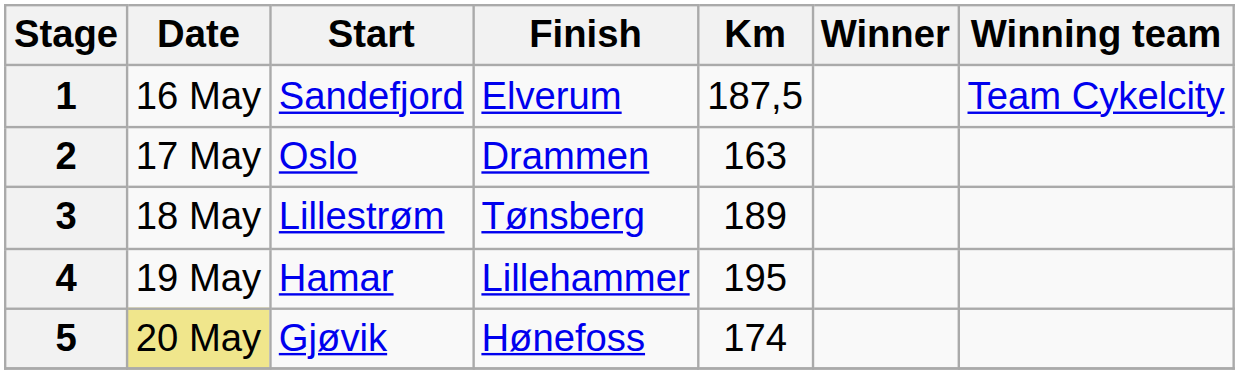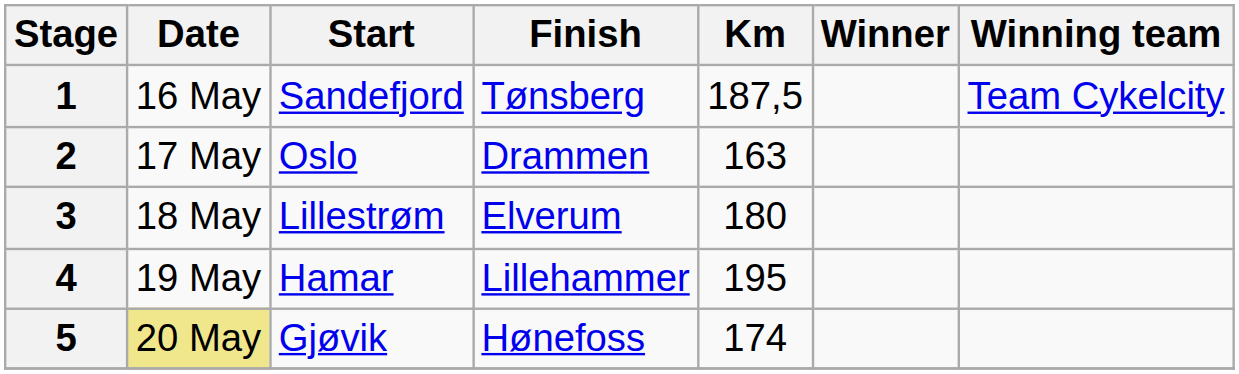(552, 95) Elverum -> (563, 95) Tønsberg
(563, 216) Tønsberg -> (552, 216) Elverum
(755, 216) 189 -> (755, 216) 180
